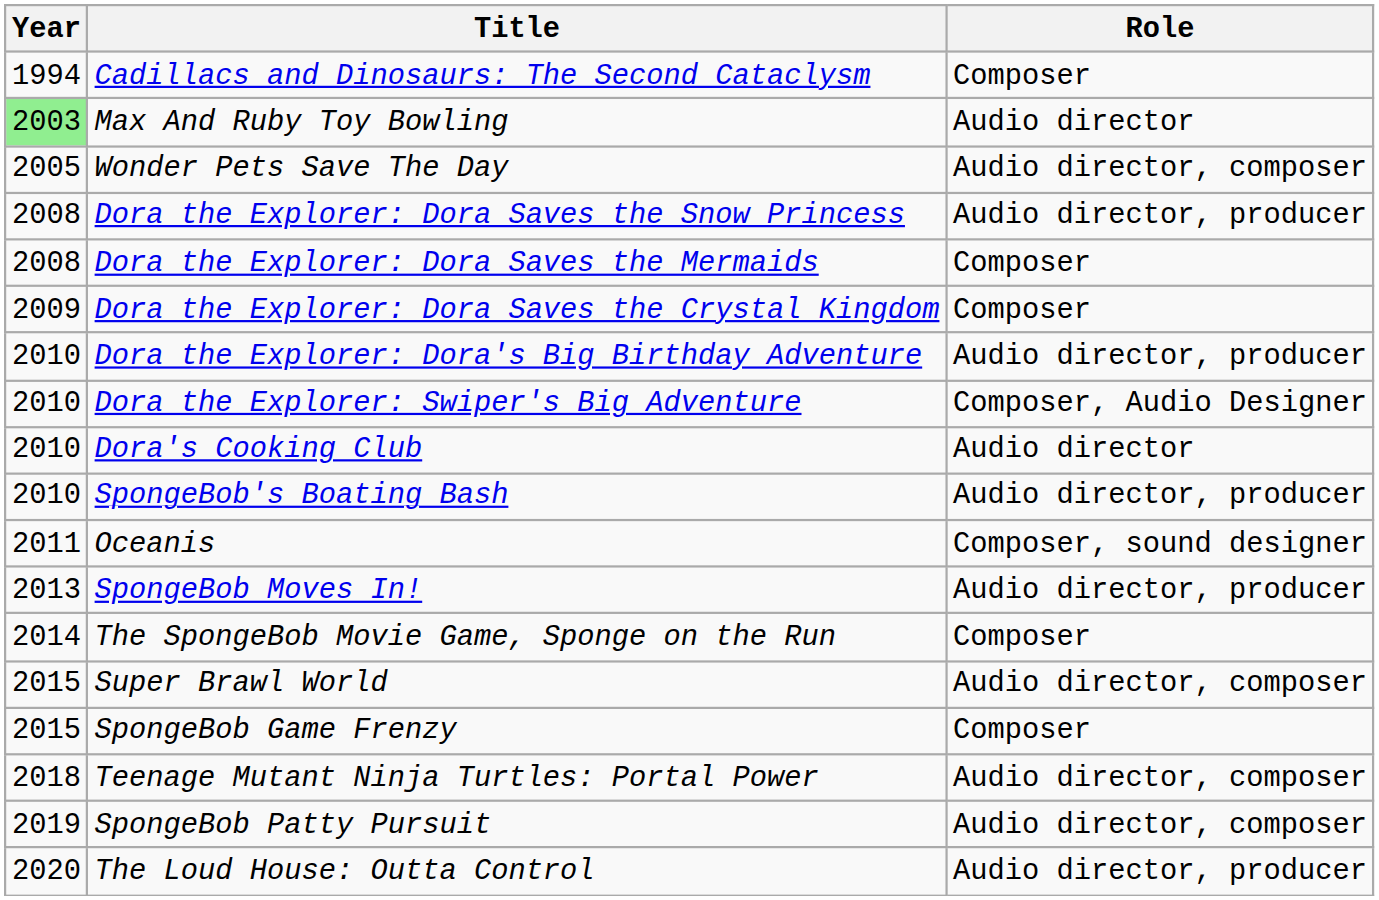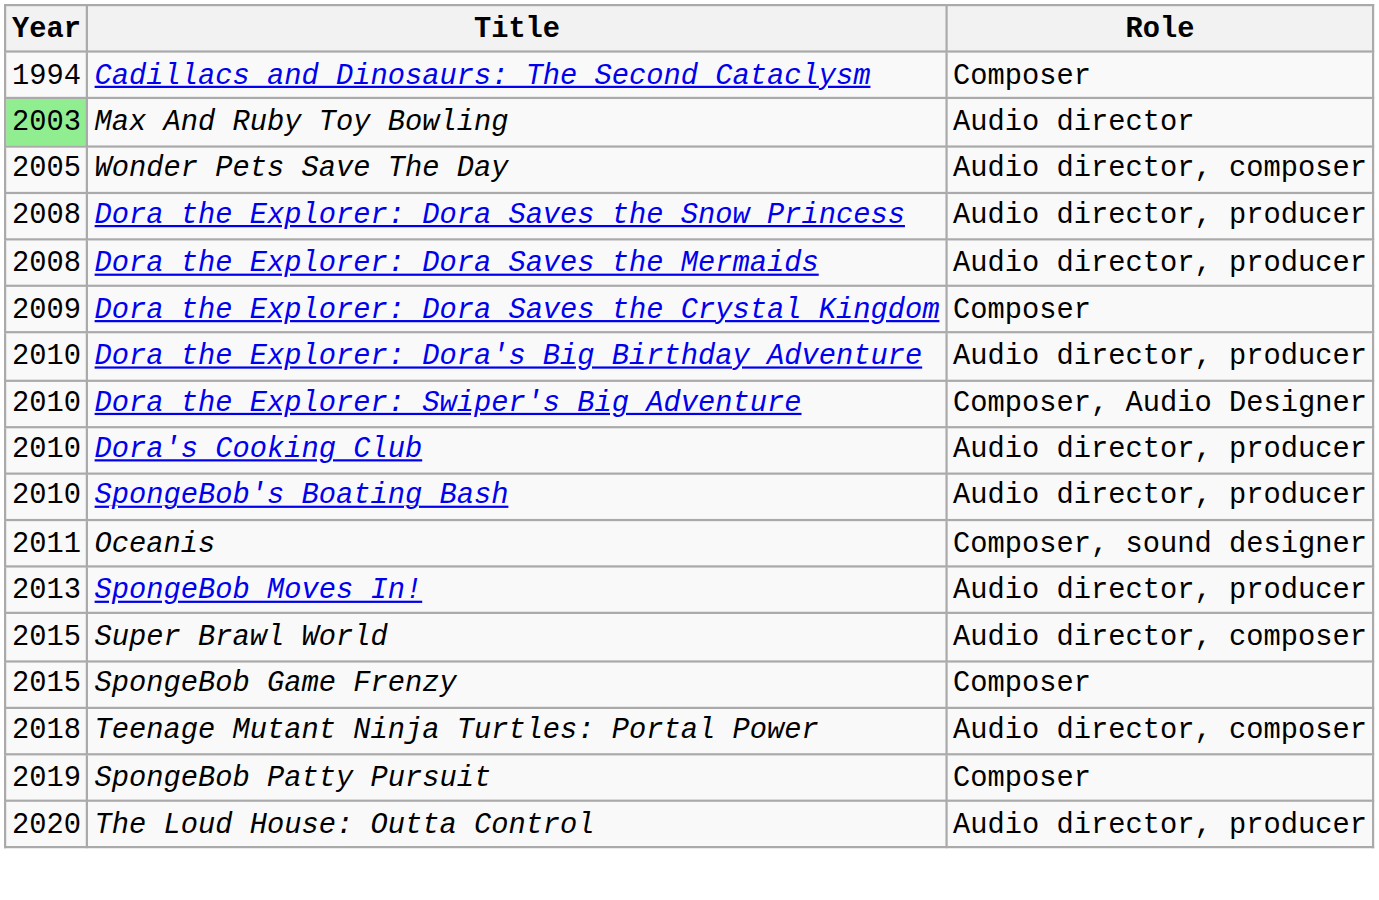(1022, 263) Composer -> (1160, 263) Audio director, producer
(1074, 450) Audio director -> (1160, 450) Audio director, producer
- row: (465, 637)
(1160, 825) Audio director, composer -> (1022, 778) Composer
